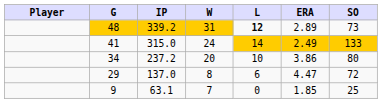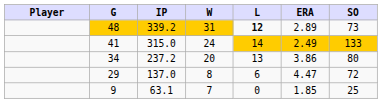(257, 59) 10 -> (257, 59) 13
